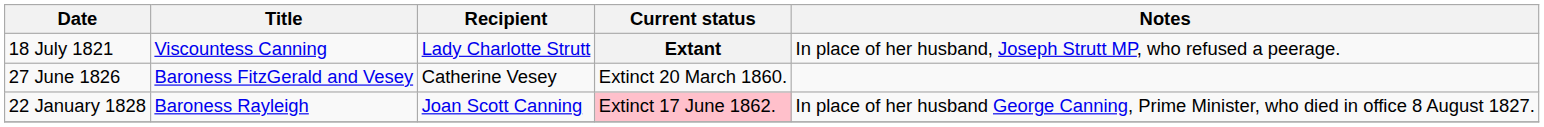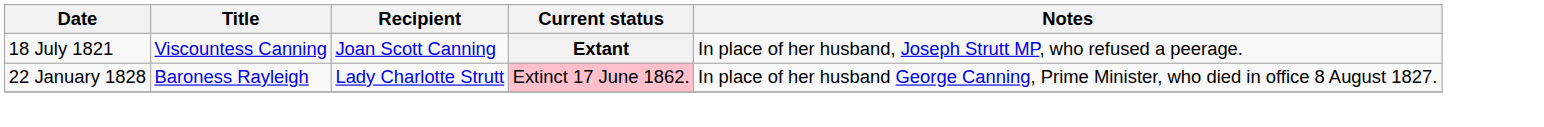(506, 48) Lady Charlotte Strutt -> (416, 48) Joan Scott Canning
- row: (65, 77)
(502, 106) Joan Scott Canning -> (420, 77) Lady Charlotte Strutt
